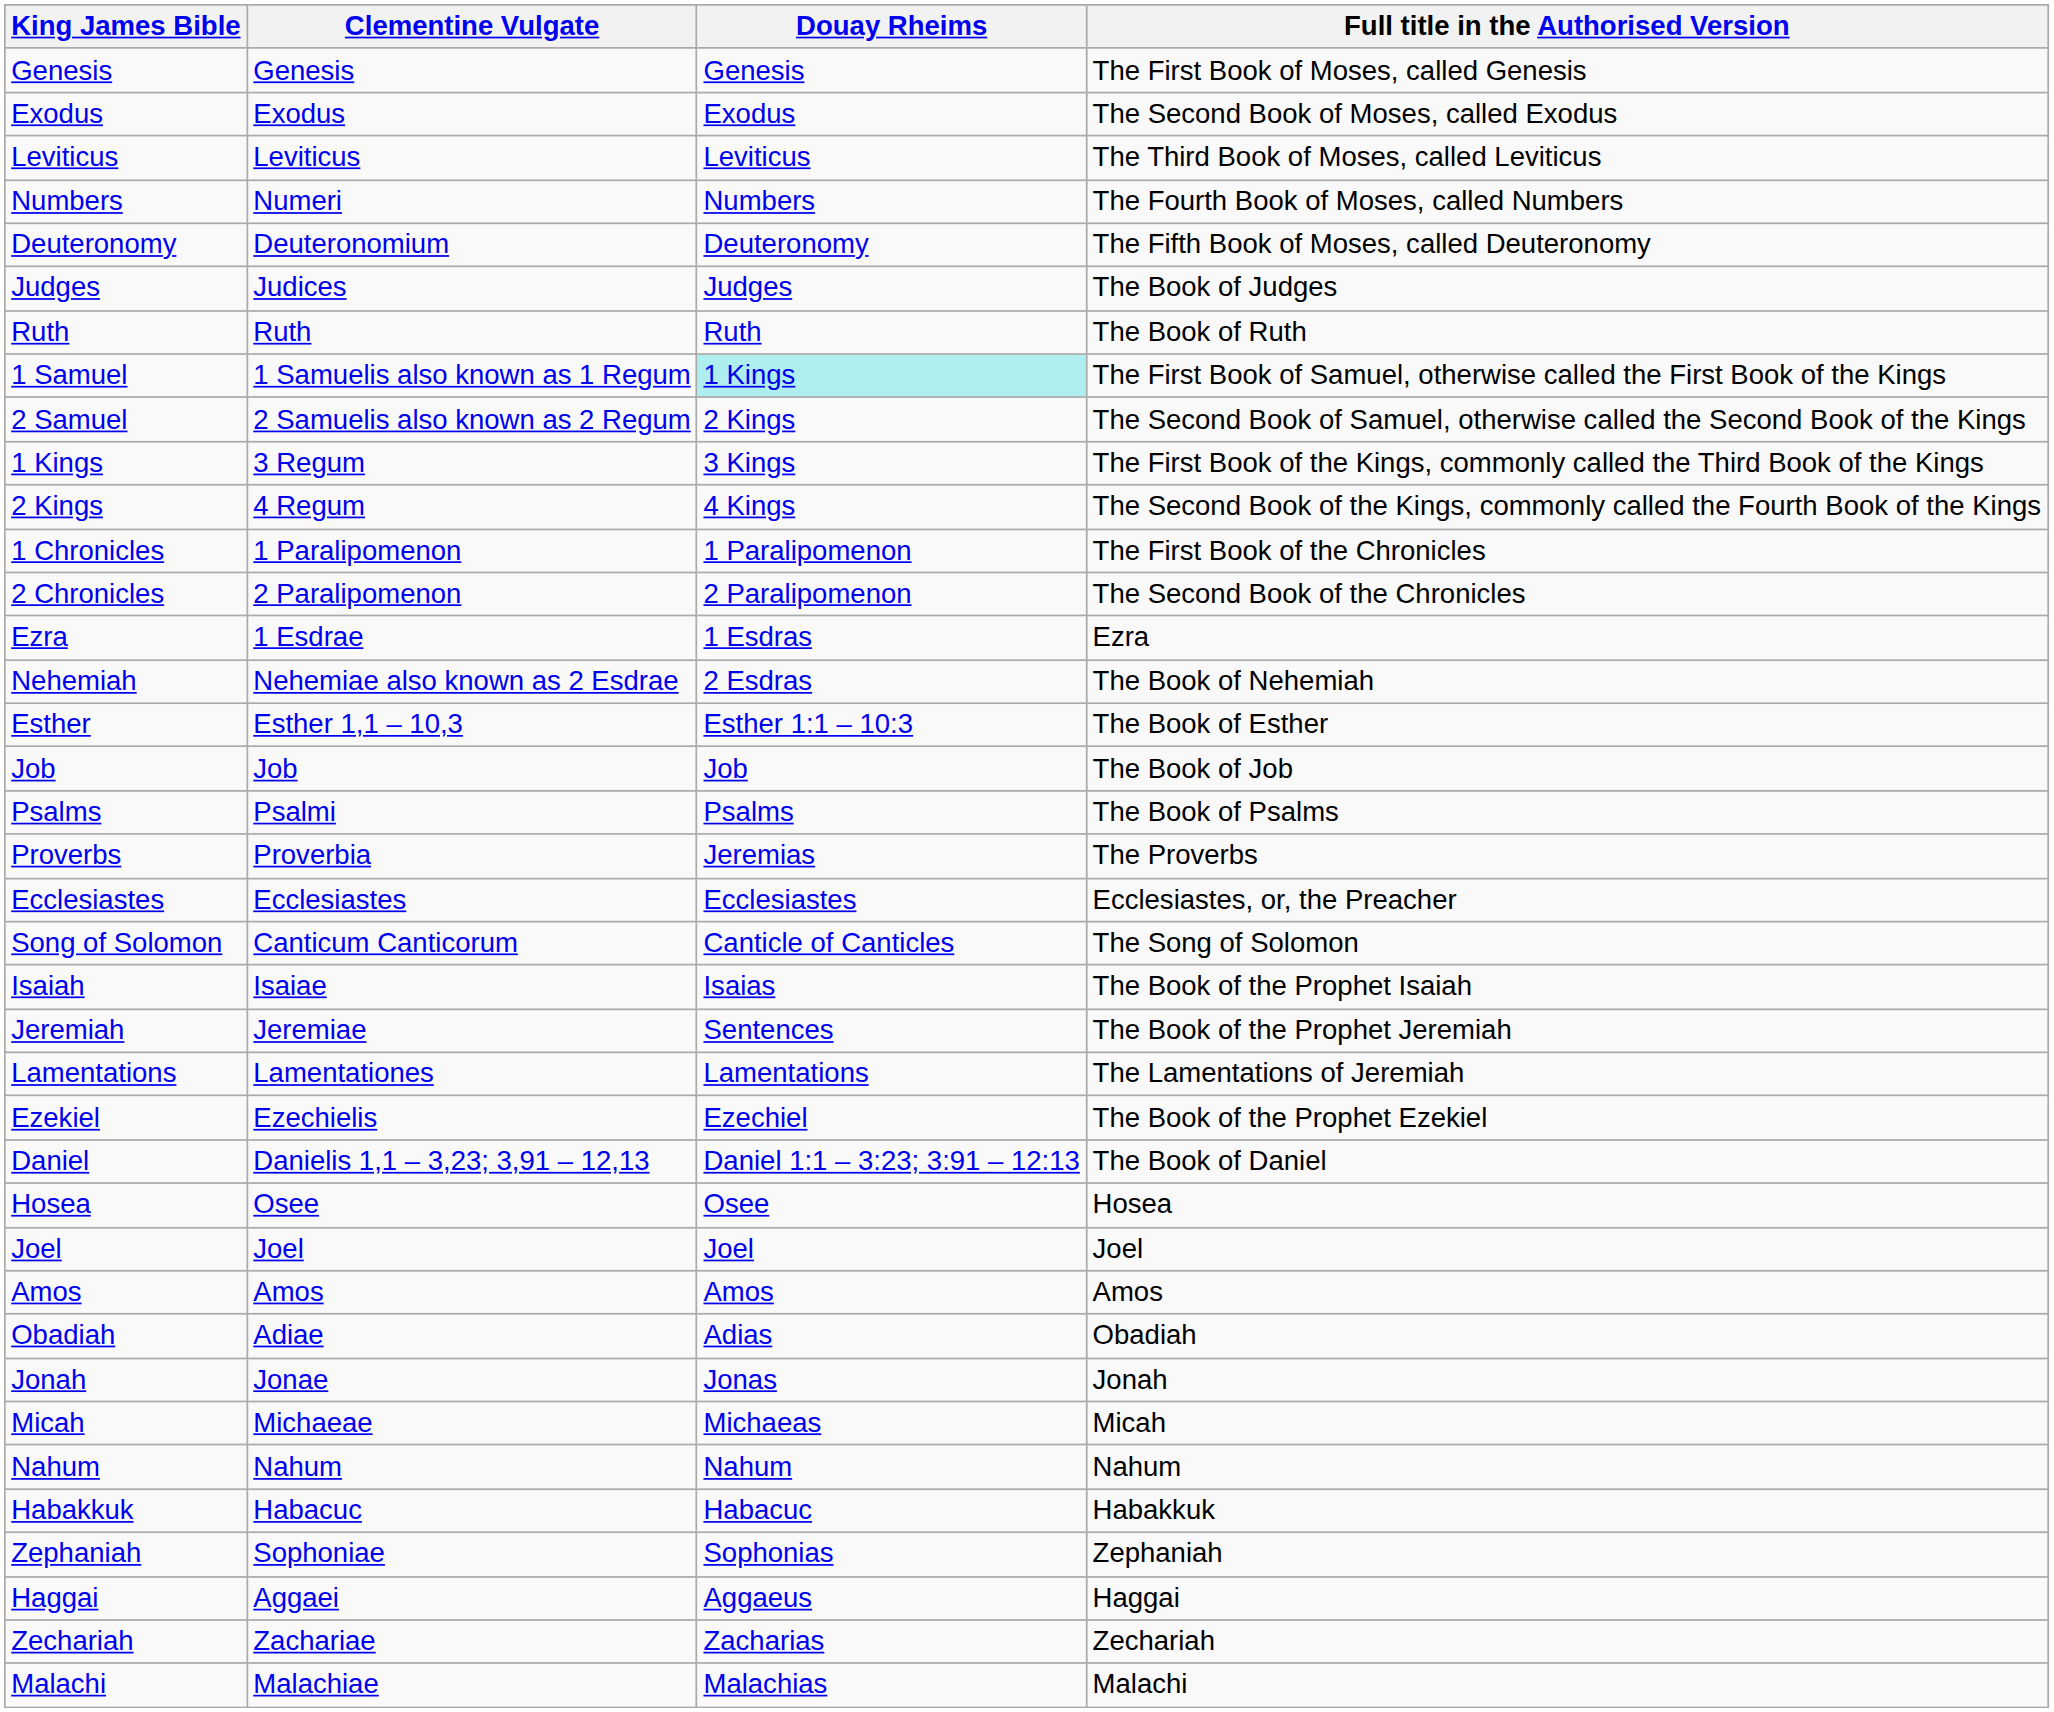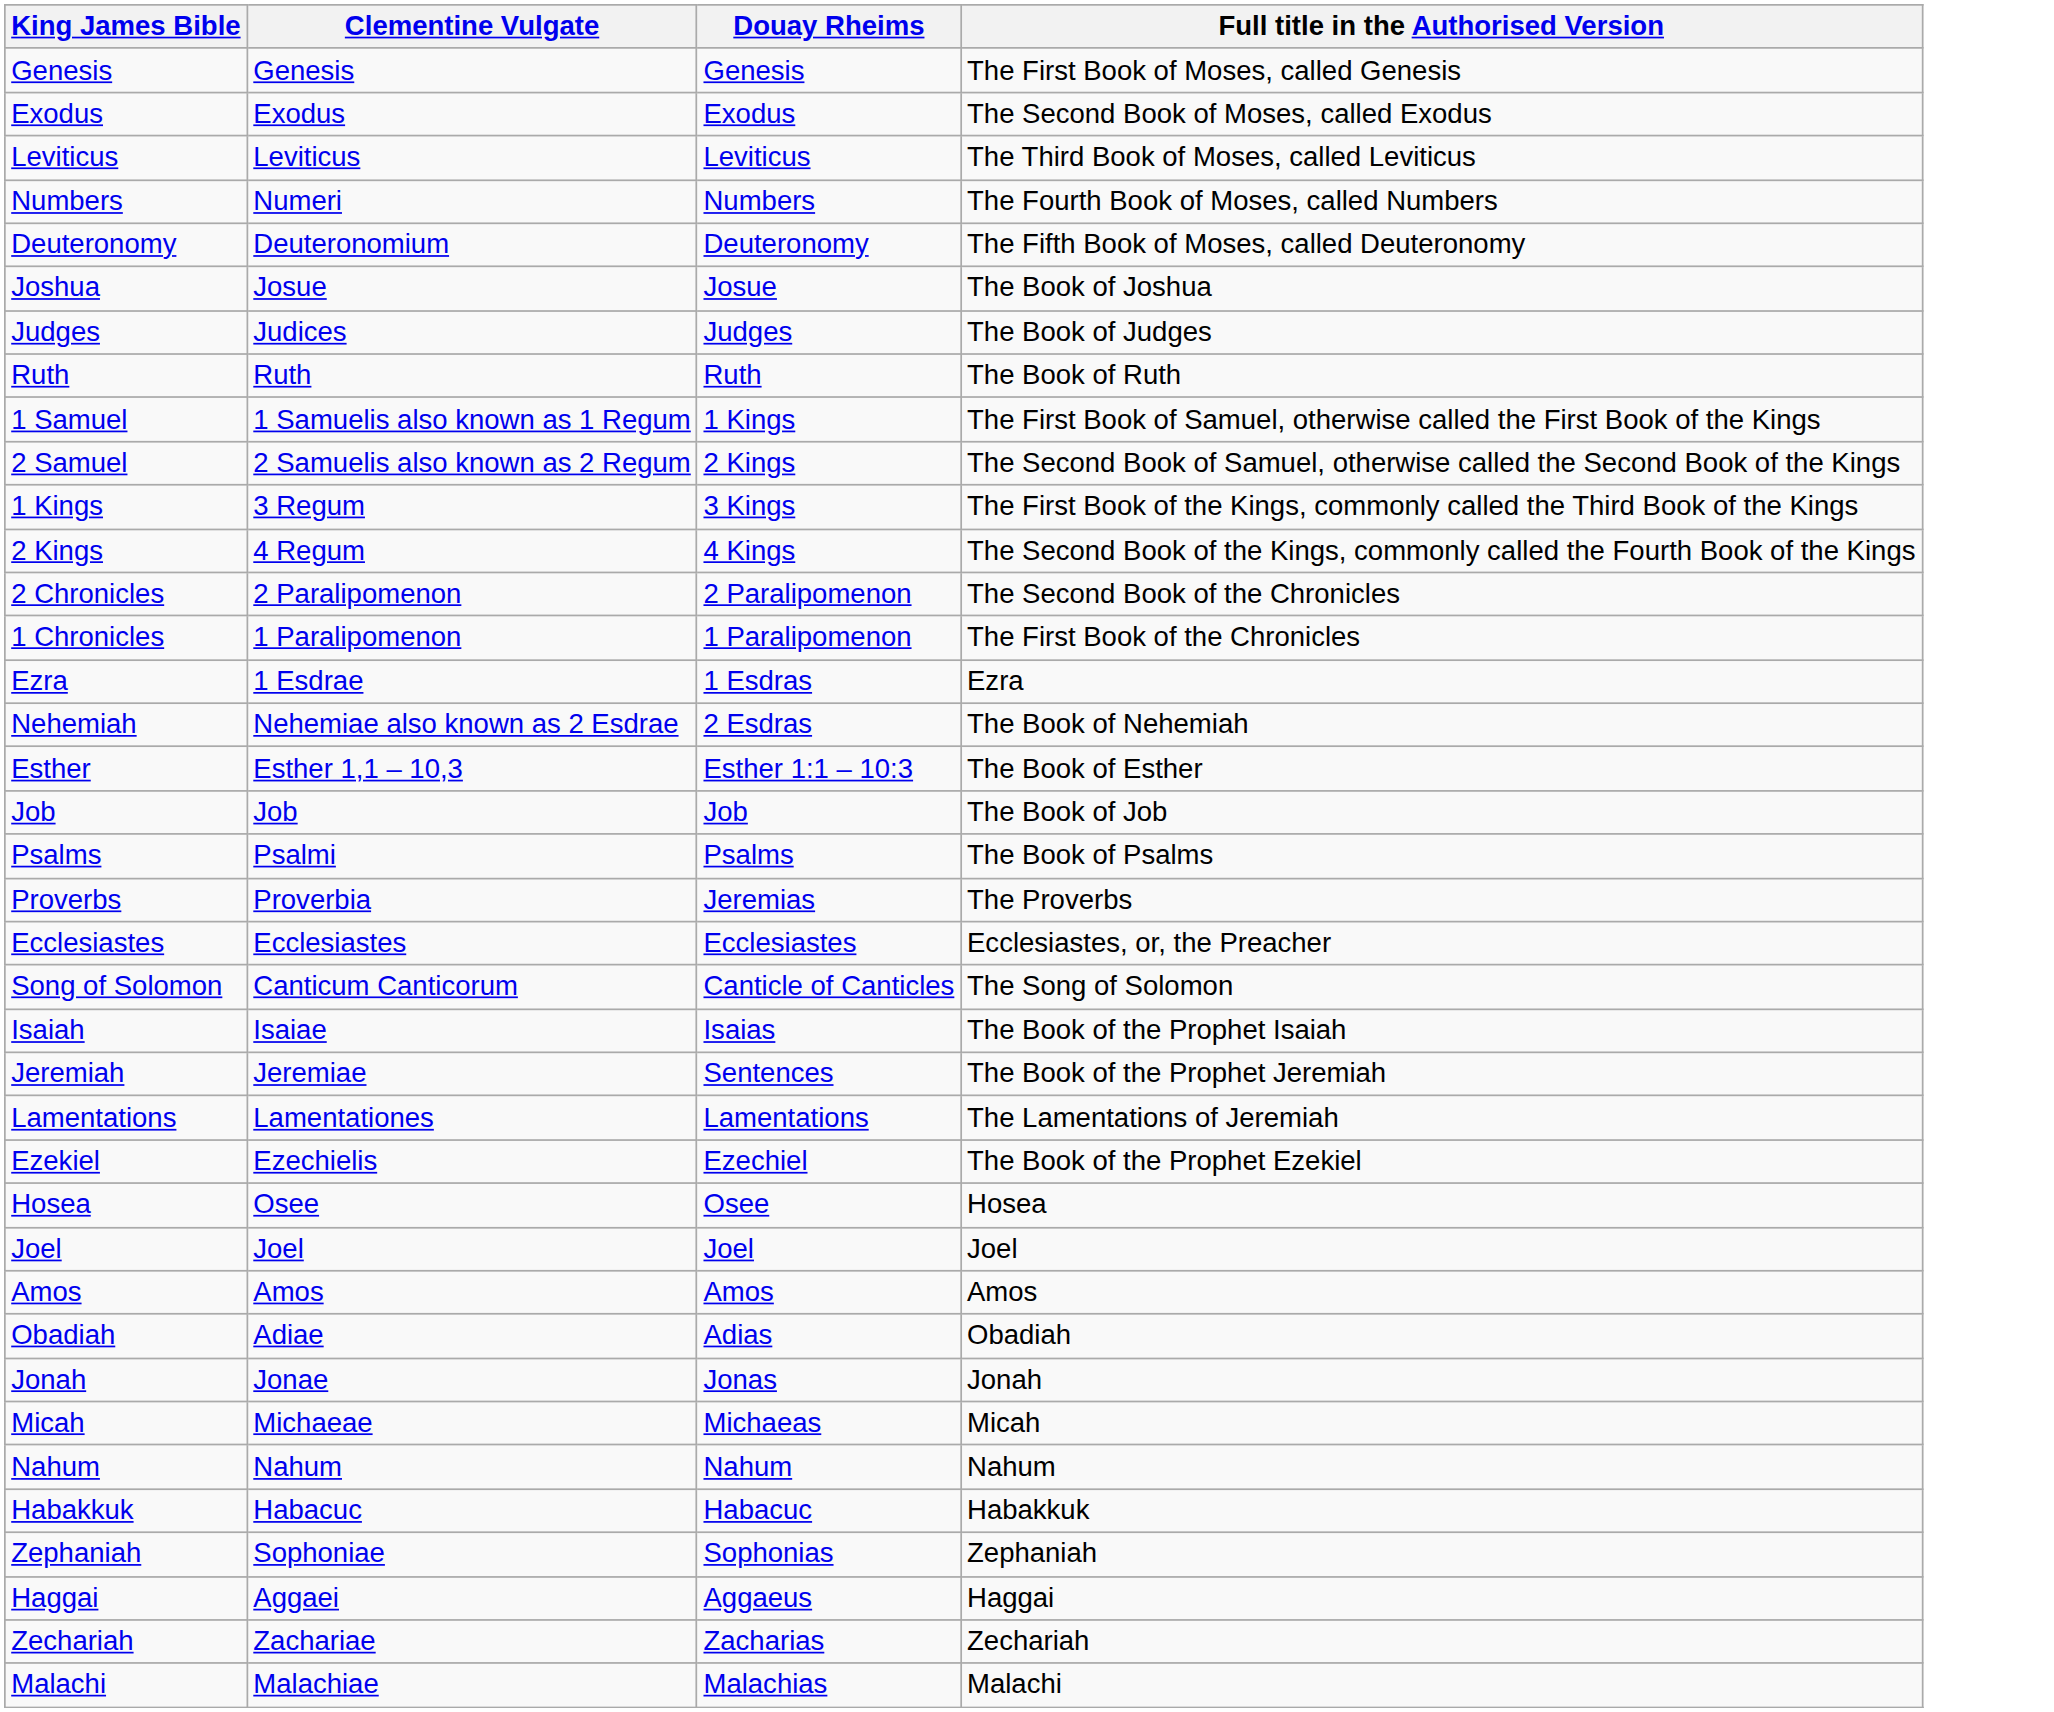+ row: (56, 288)
(749, 375) paleturquoise background -> (749, 419) no background
rows swapped: (88, 550) <-> (88, 593)
- row: (50, 1161)
